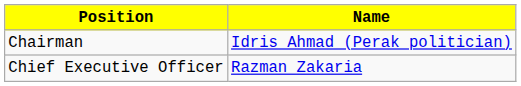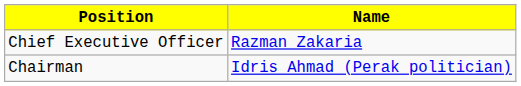rows swapped: (46, 43) <-> (116, 68)
